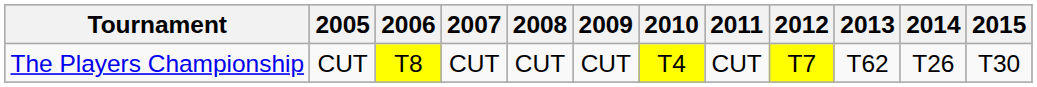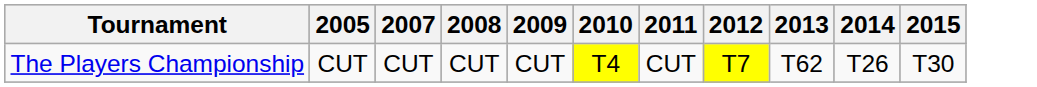- column: (408, 24)
